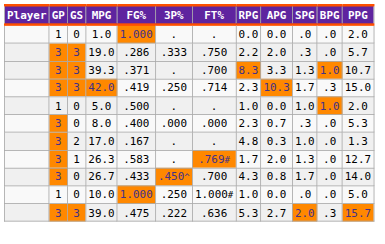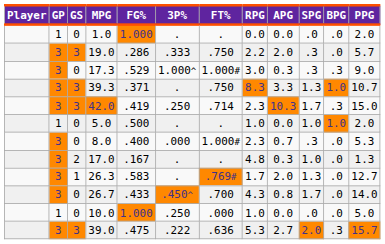+ row: (102, 70)
(214, 70) .700 -> (221, 88) .750
(214, 123) .000 -> (221, 141) 1.000#
(214, 195) 1.000# -> (221, 212) .000
